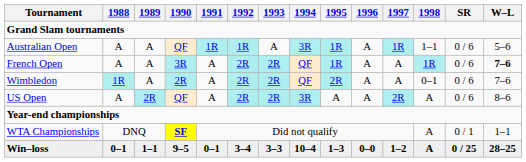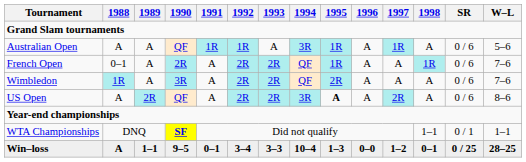(429, 47) 1–1 -> (429, 47) A
(119, 64) A -> (119, 64) 0–1
(181, 64) 3R -> (181, 64) 2R
(503, 64) bold -> (503, 64) normal
(181, 81) 2R -> (181, 81) 3R
(429, 81) 0–1 -> (429, 81) A
(336, 98) normal -> (336, 98) bold
(429, 132) A -> (429, 132) 1–1
(119, 149) 0–1 -> (119, 149) A
(429, 149) A -> (429, 149) 0–1
